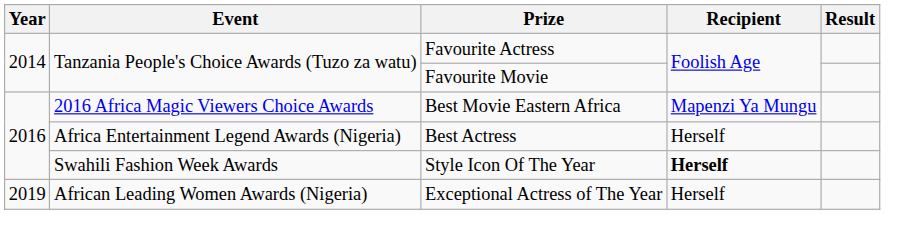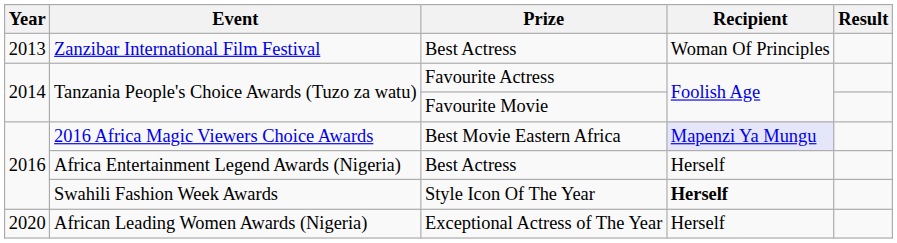+ row: (187, 48)
(744, 106) no background -> (744, 135) lavender background
(27, 194) 2019 -> (27, 223) 2020
